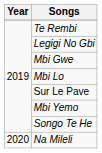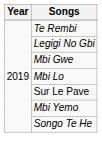- row: (53, 140)
